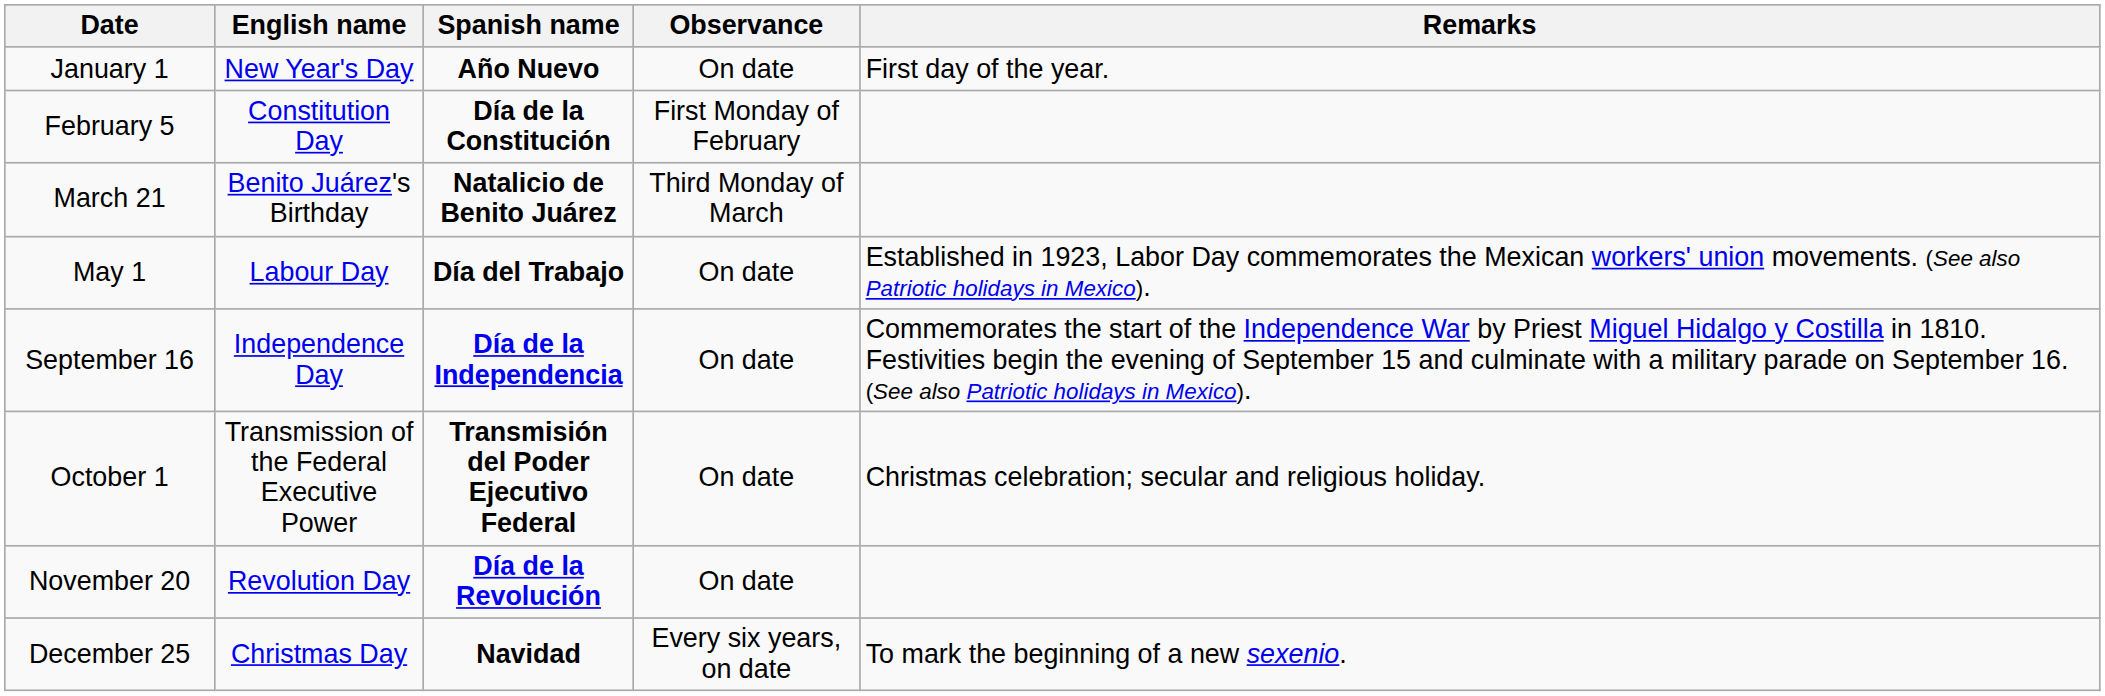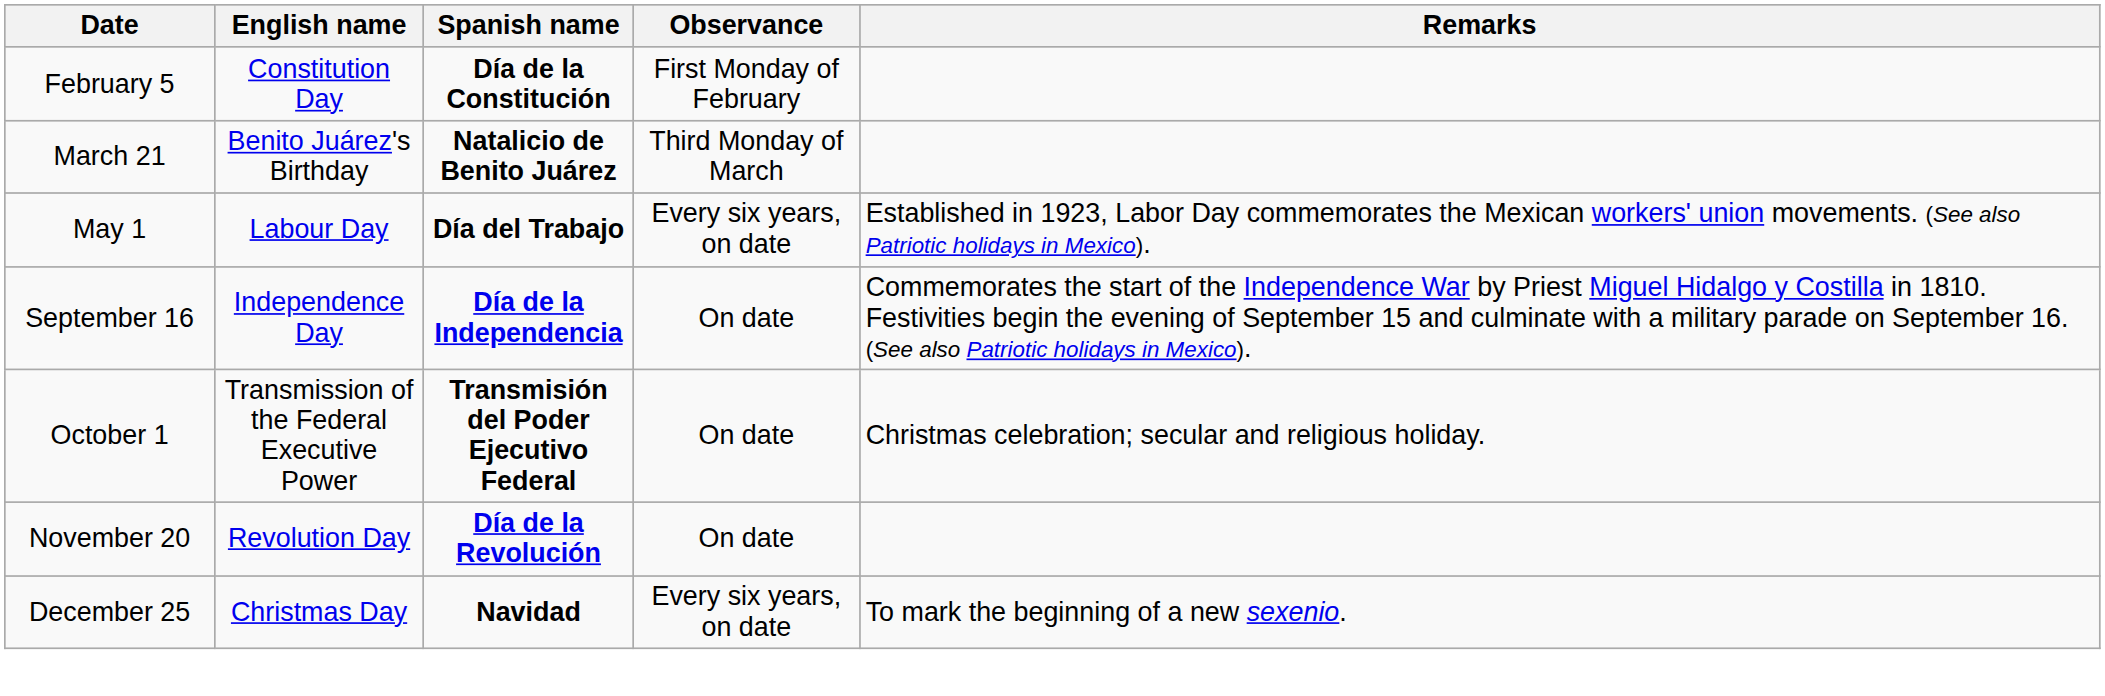- row: (110, 68)
(746, 271) On date -> (746, 229) Every six years, on date
